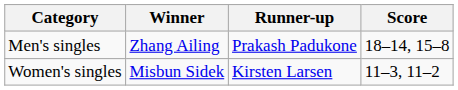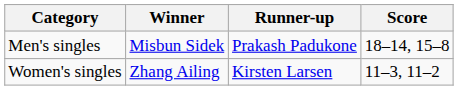(175, 44) Zhang Ailing -> (177, 44) Misbun Sidek
(177, 71) Misbun Sidek -> (175, 71) Zhang Ailing
